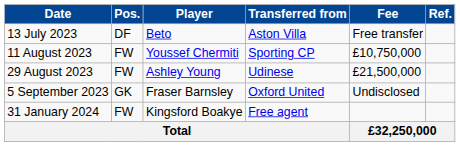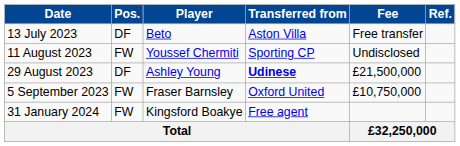(387, 53) £10,750,000 -> (386, 53) Undisclosed
(124, 72) FW -> (122, 72) DF
(271, 72) normal -> (272, 72) bold
(123, 92) GK -> (124, 92) FW
(386, 92) Undisclosed -> (387, 92) £10,750,000
